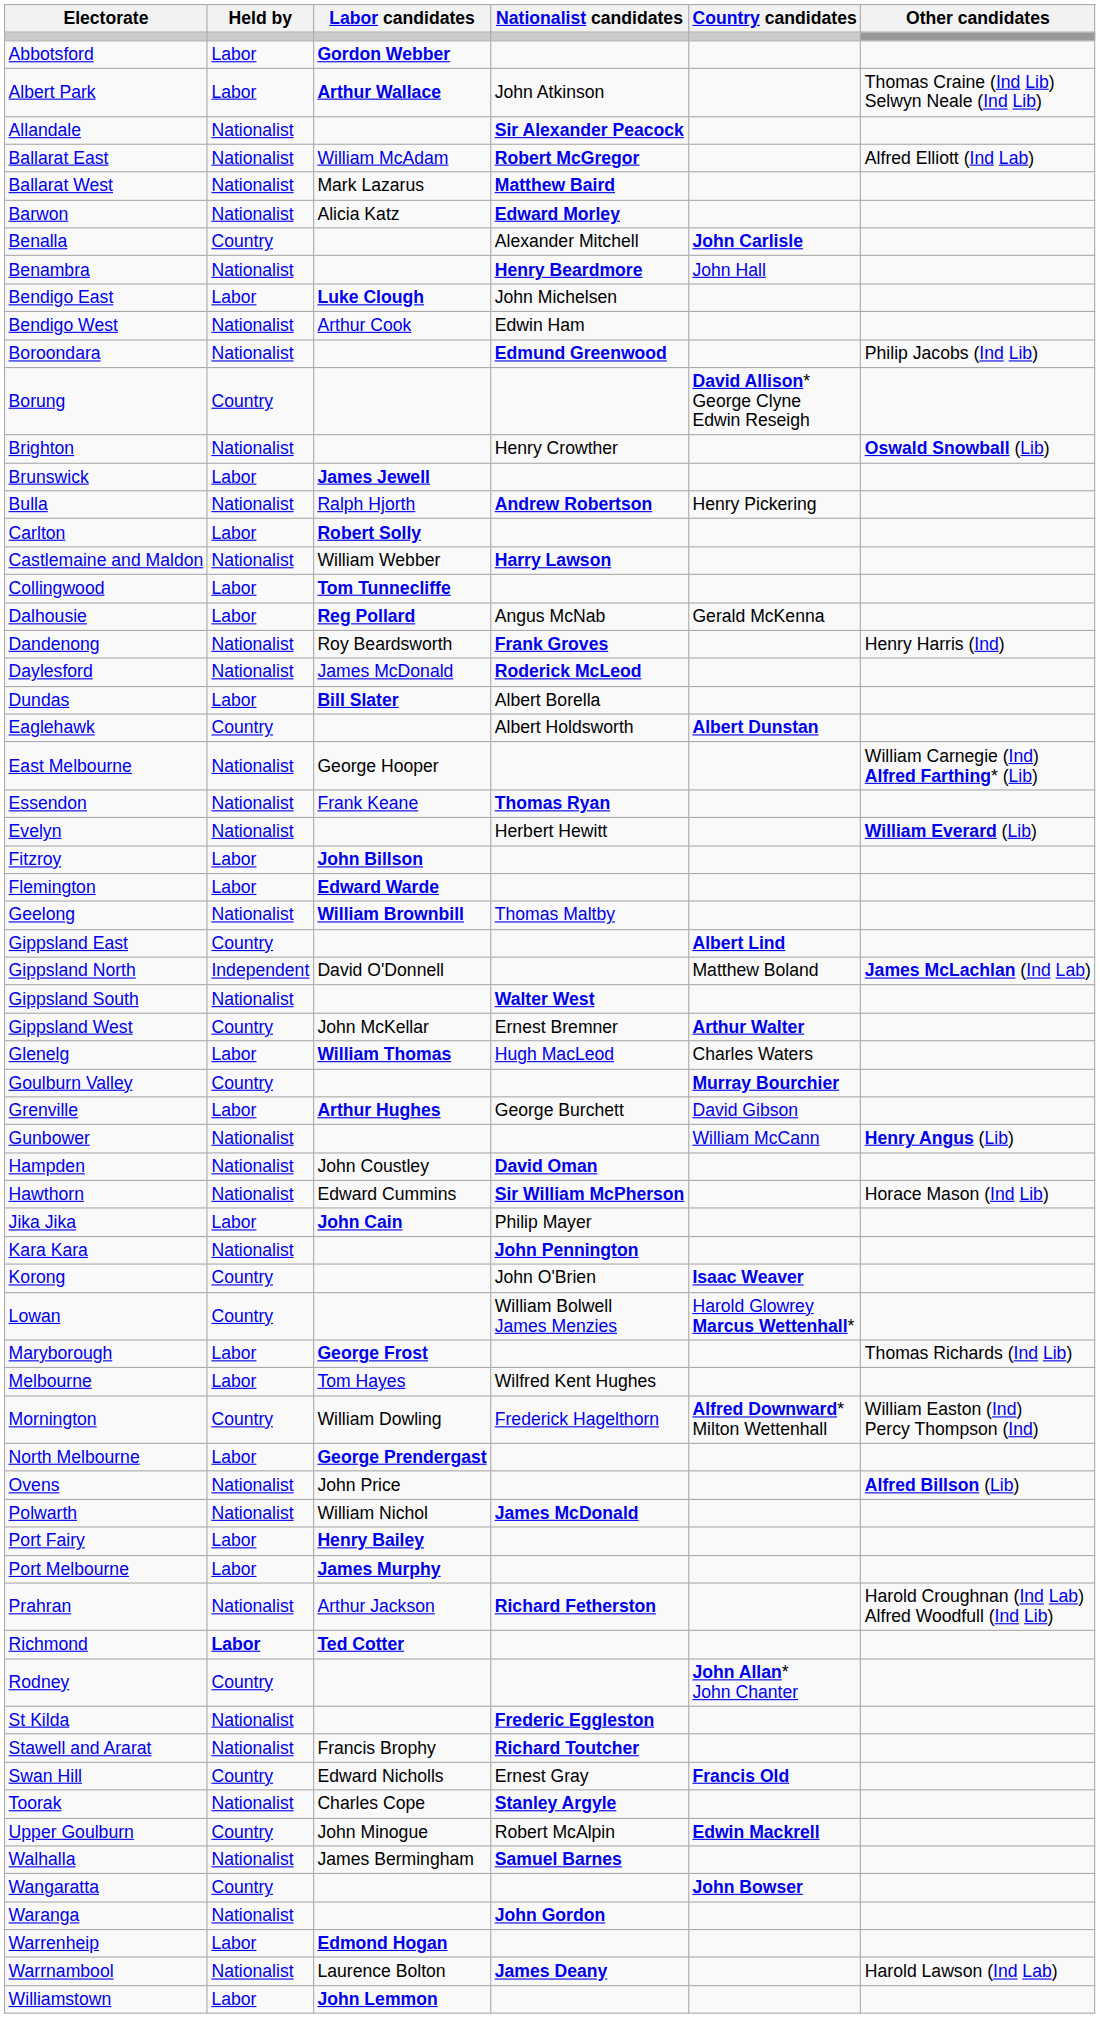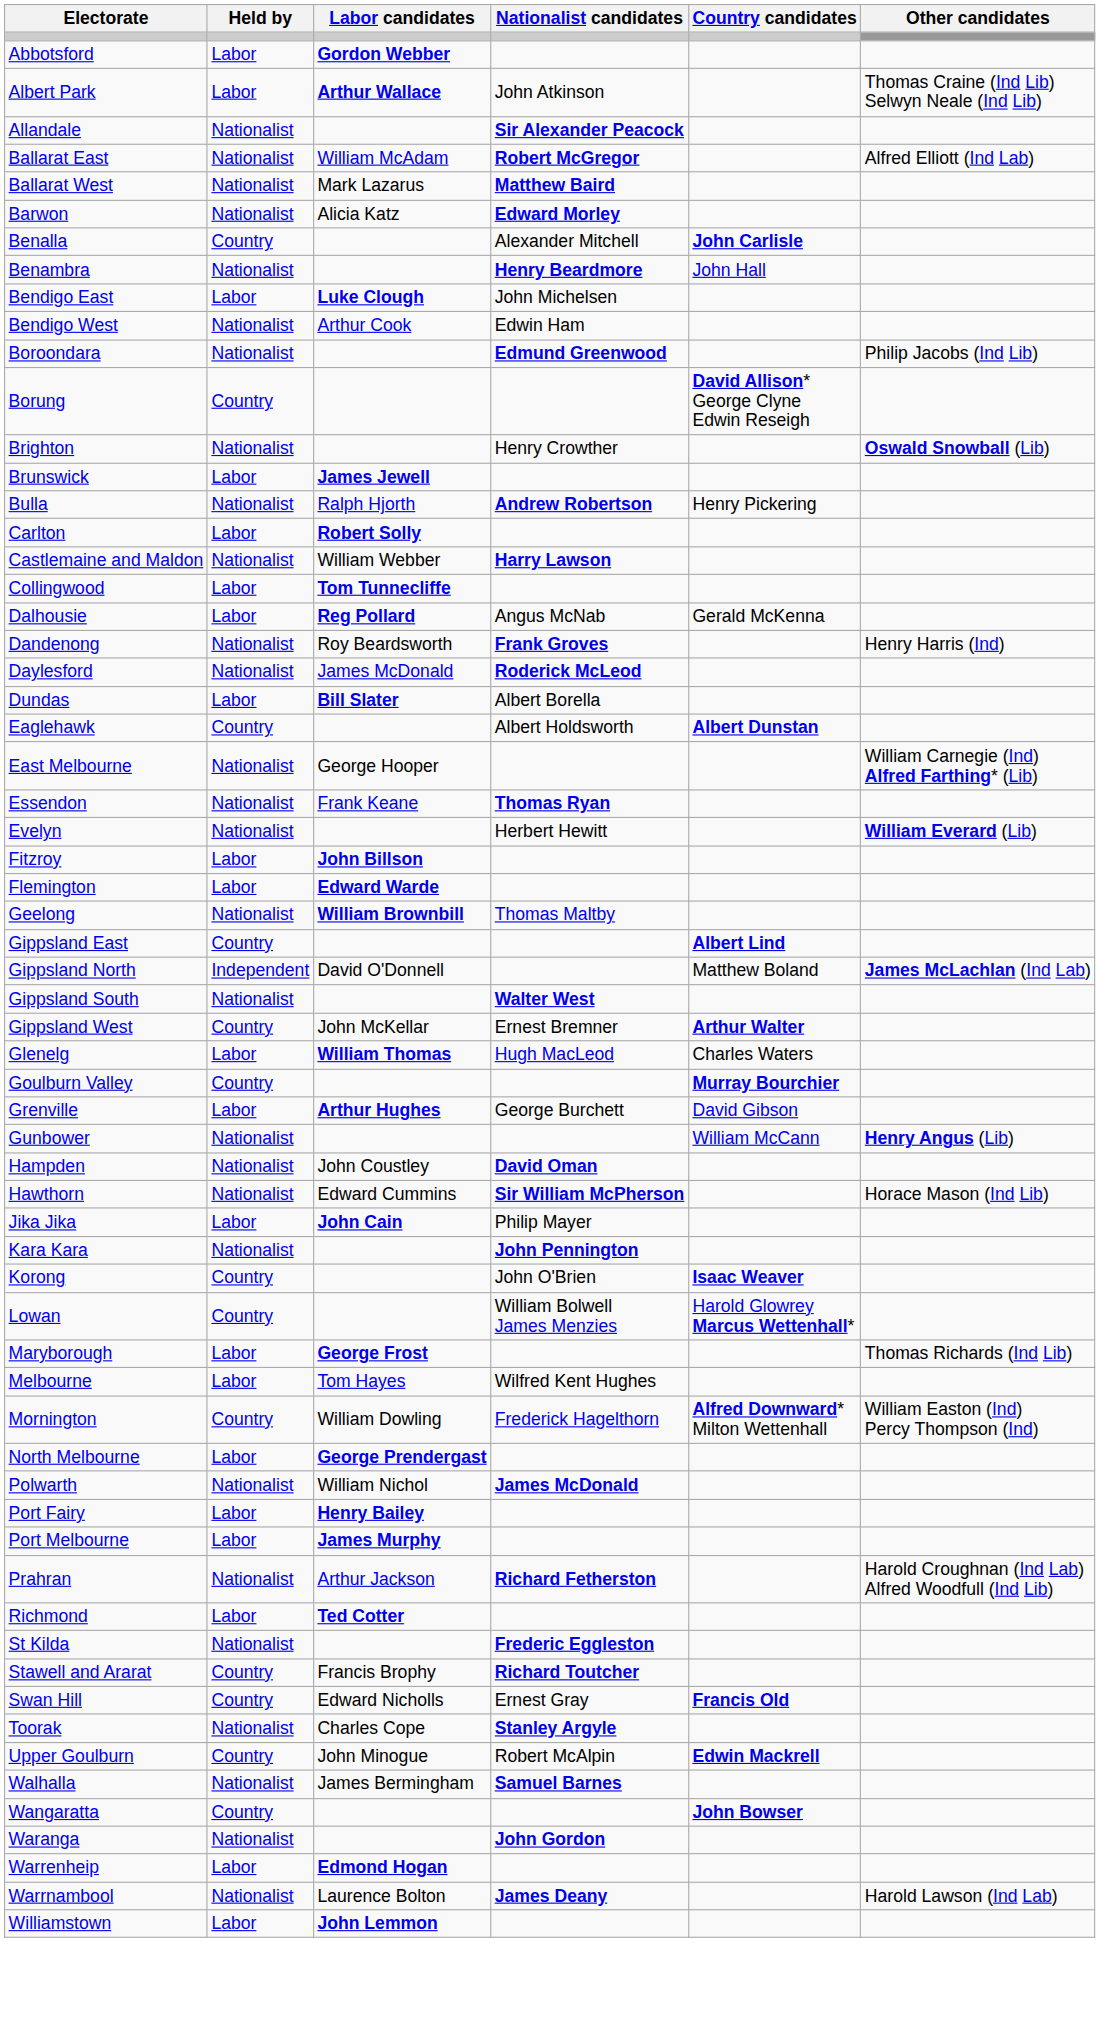- row: (34, 1485)
(236, 1644) bold -> (234, 1616) normal
- row: (39, 1682)
(253, 1748) Nationalist -> (242, 1672) Country
